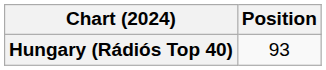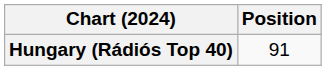(279, 49) 93 -> (279, 49) 91
